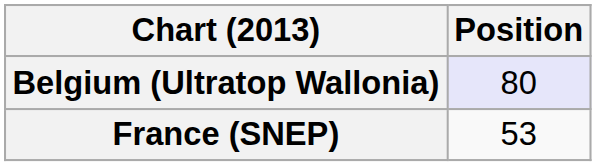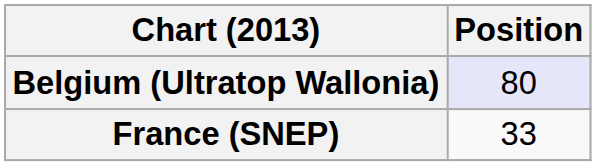(519, 133) 53 -> (519, 133) 33
